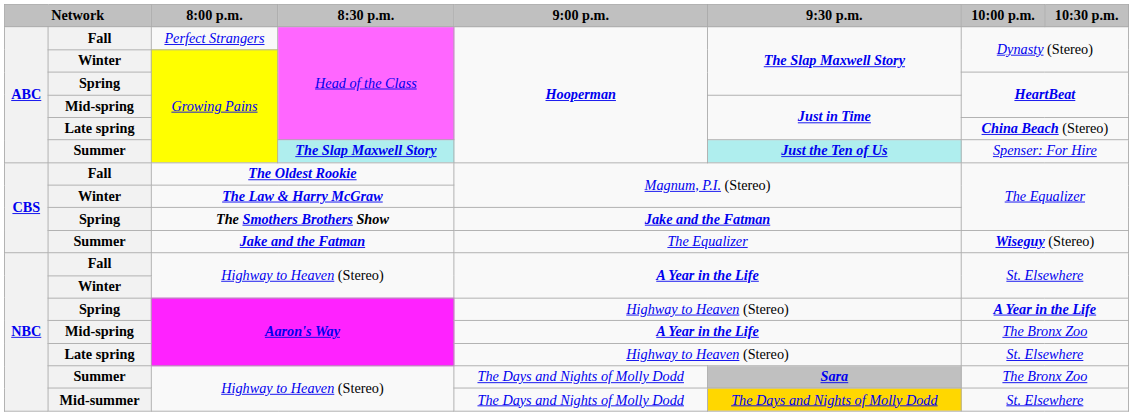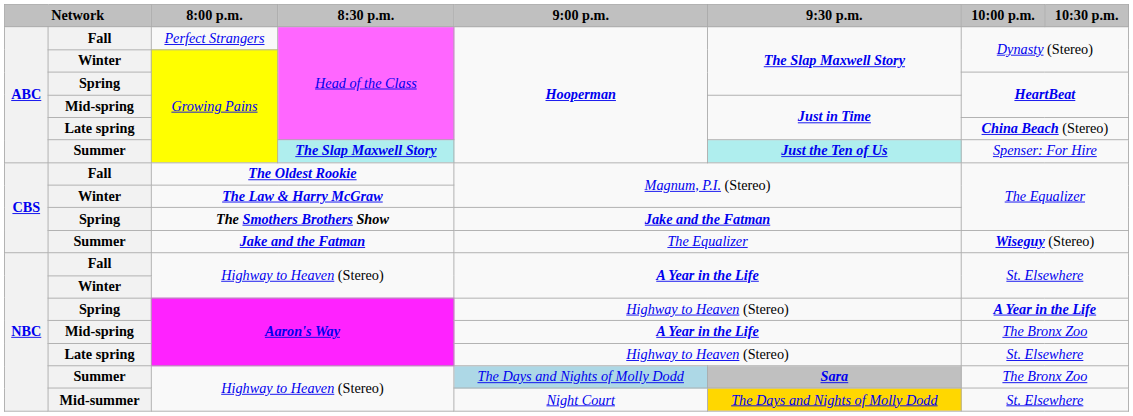(581, 377) no background -> (581, 377) lightblue background
(581, 399) The Days and Nights of Molly Dodd -> (581, 399) Night Court
